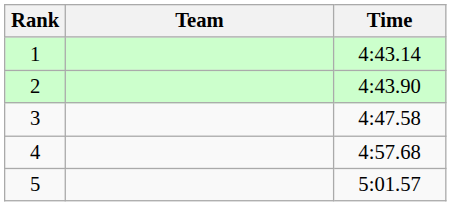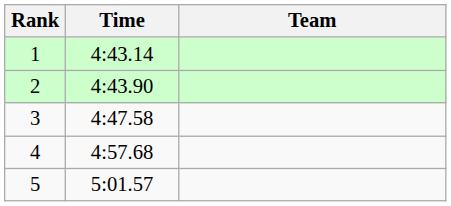columns swapped: (200, 20) <-> (390, 20)
